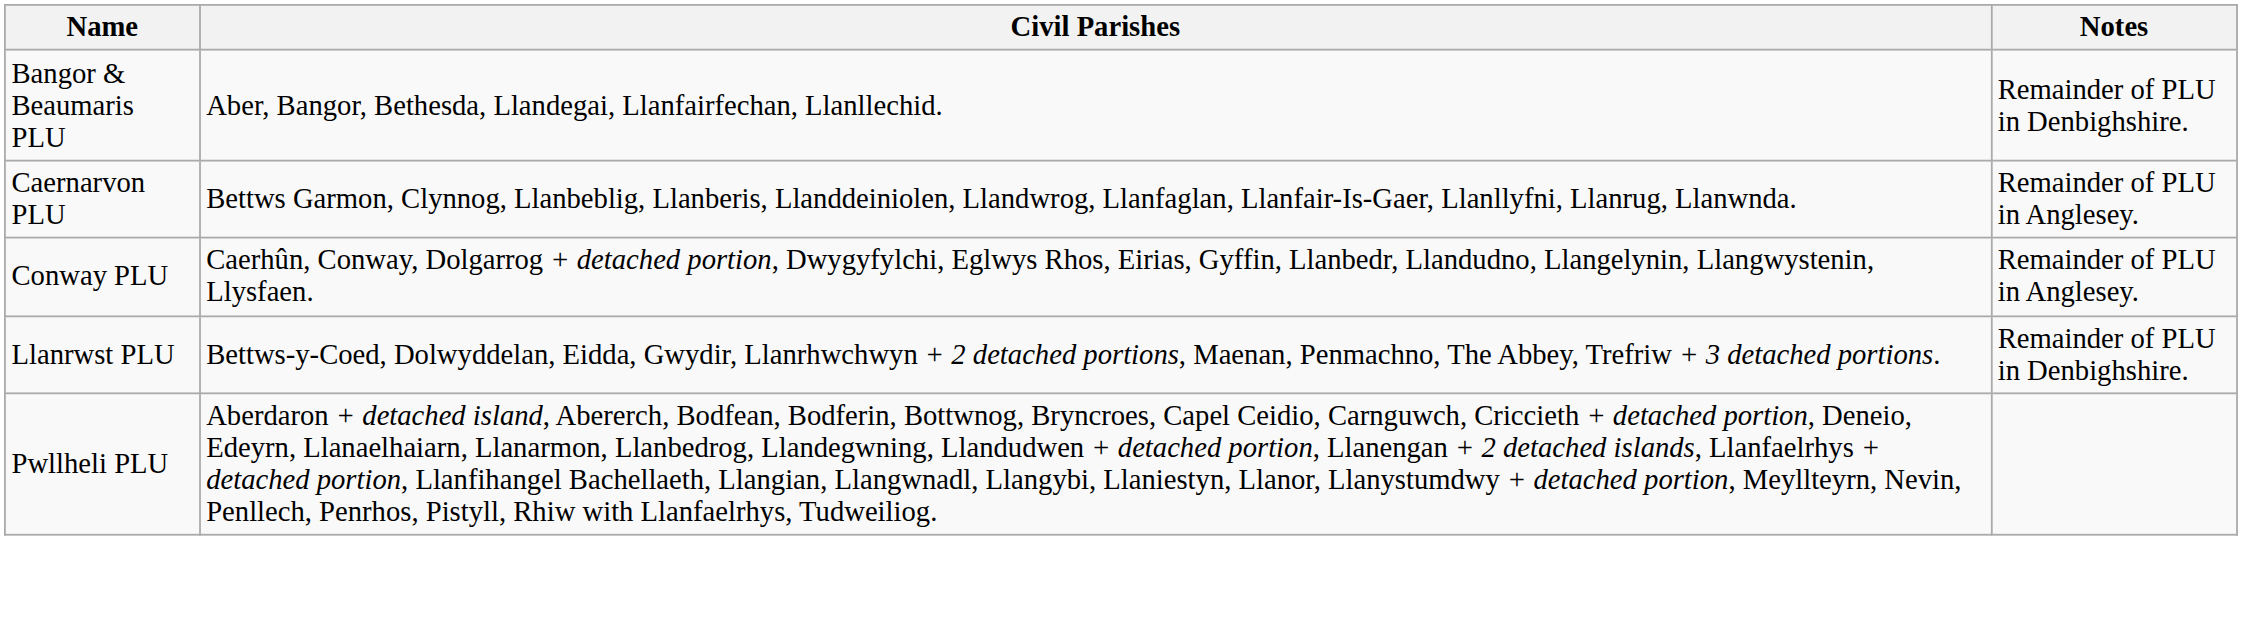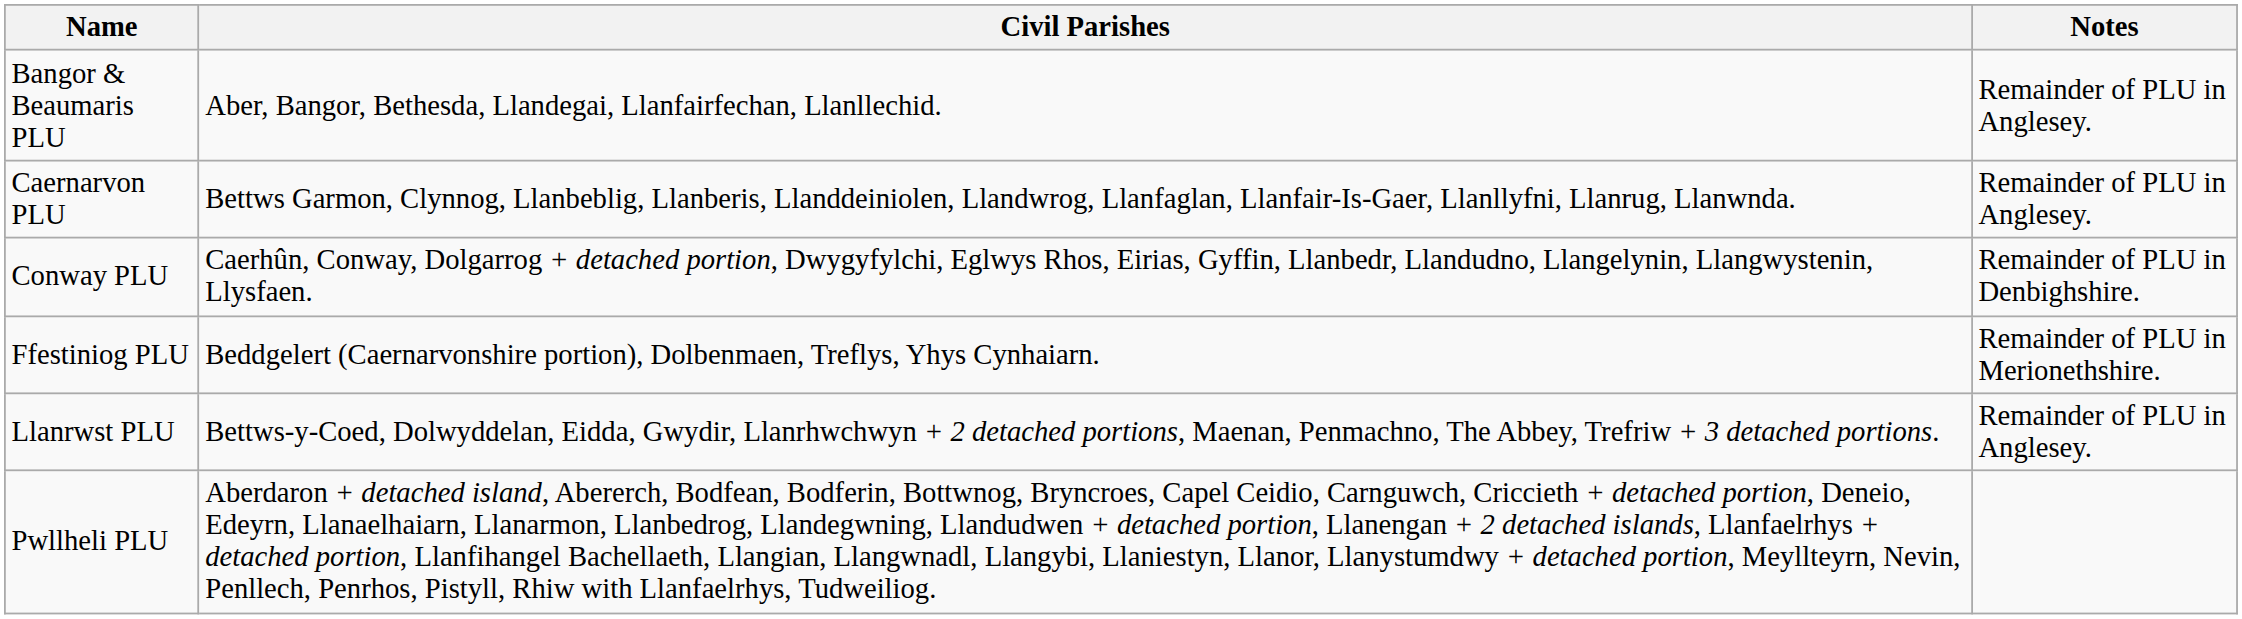(2107, 104) Remainder of PLU in Denbighshire. -> (2102, 104) Remainder of PLU in Anglesey.
(2107, 276) Remainder of PLU in Anglesey. -> (2102, 276) Remainder of PLU in Denbighshire.
+ row: (100, 353)
(2107, 353) Remainder of PLU in Denbighshire. -> (2102, 431) Remainder of PLU in Anglesey.
